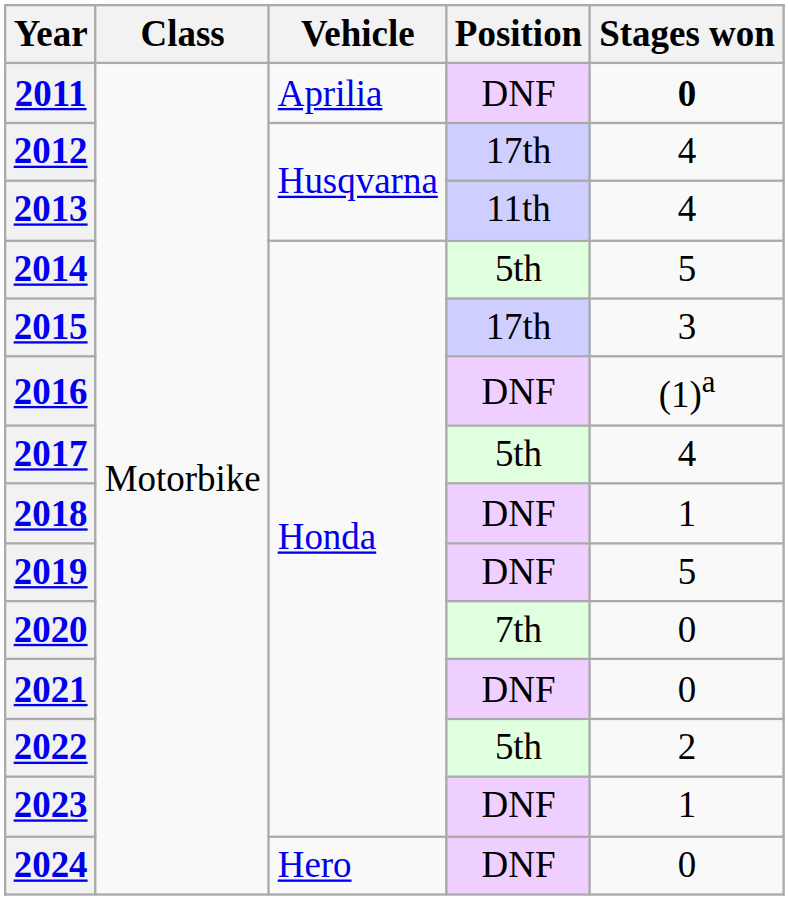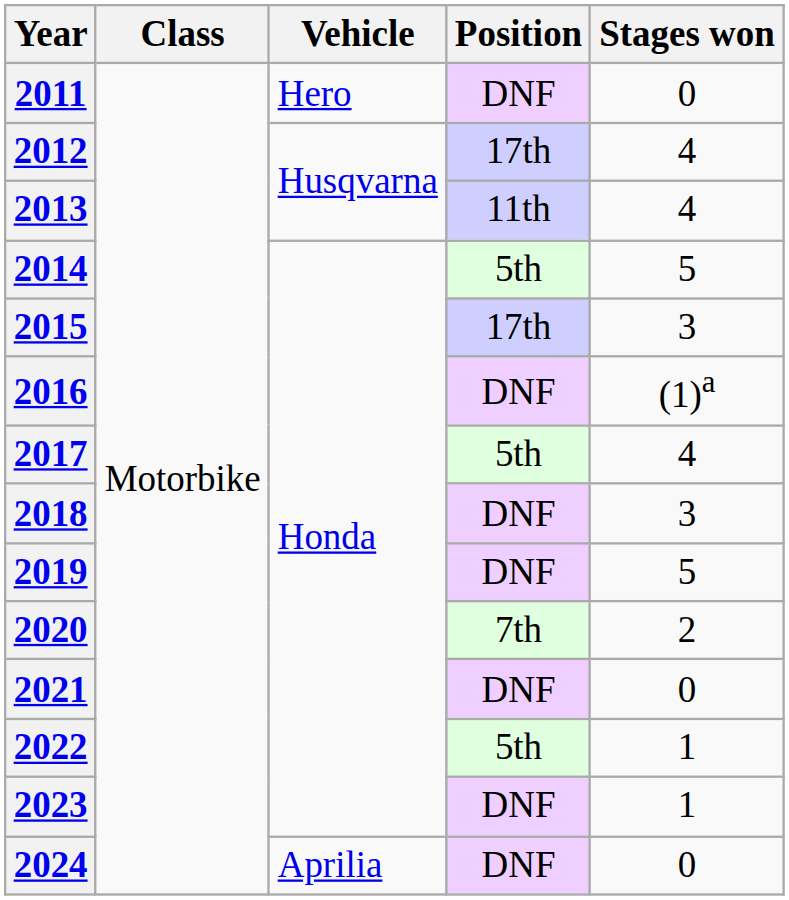(330, 92) Aprilia -> (315, 92) Hero
(687, 92) bold -> (687, 92) normal
(687, 512) 1 -> (687, 512) 3
(687, 629) 0 -> (687, 629) 2
(687, 747) 2 -> (687, 747) 1
(315, 864) Hero -> (330, 864) Aprilia
